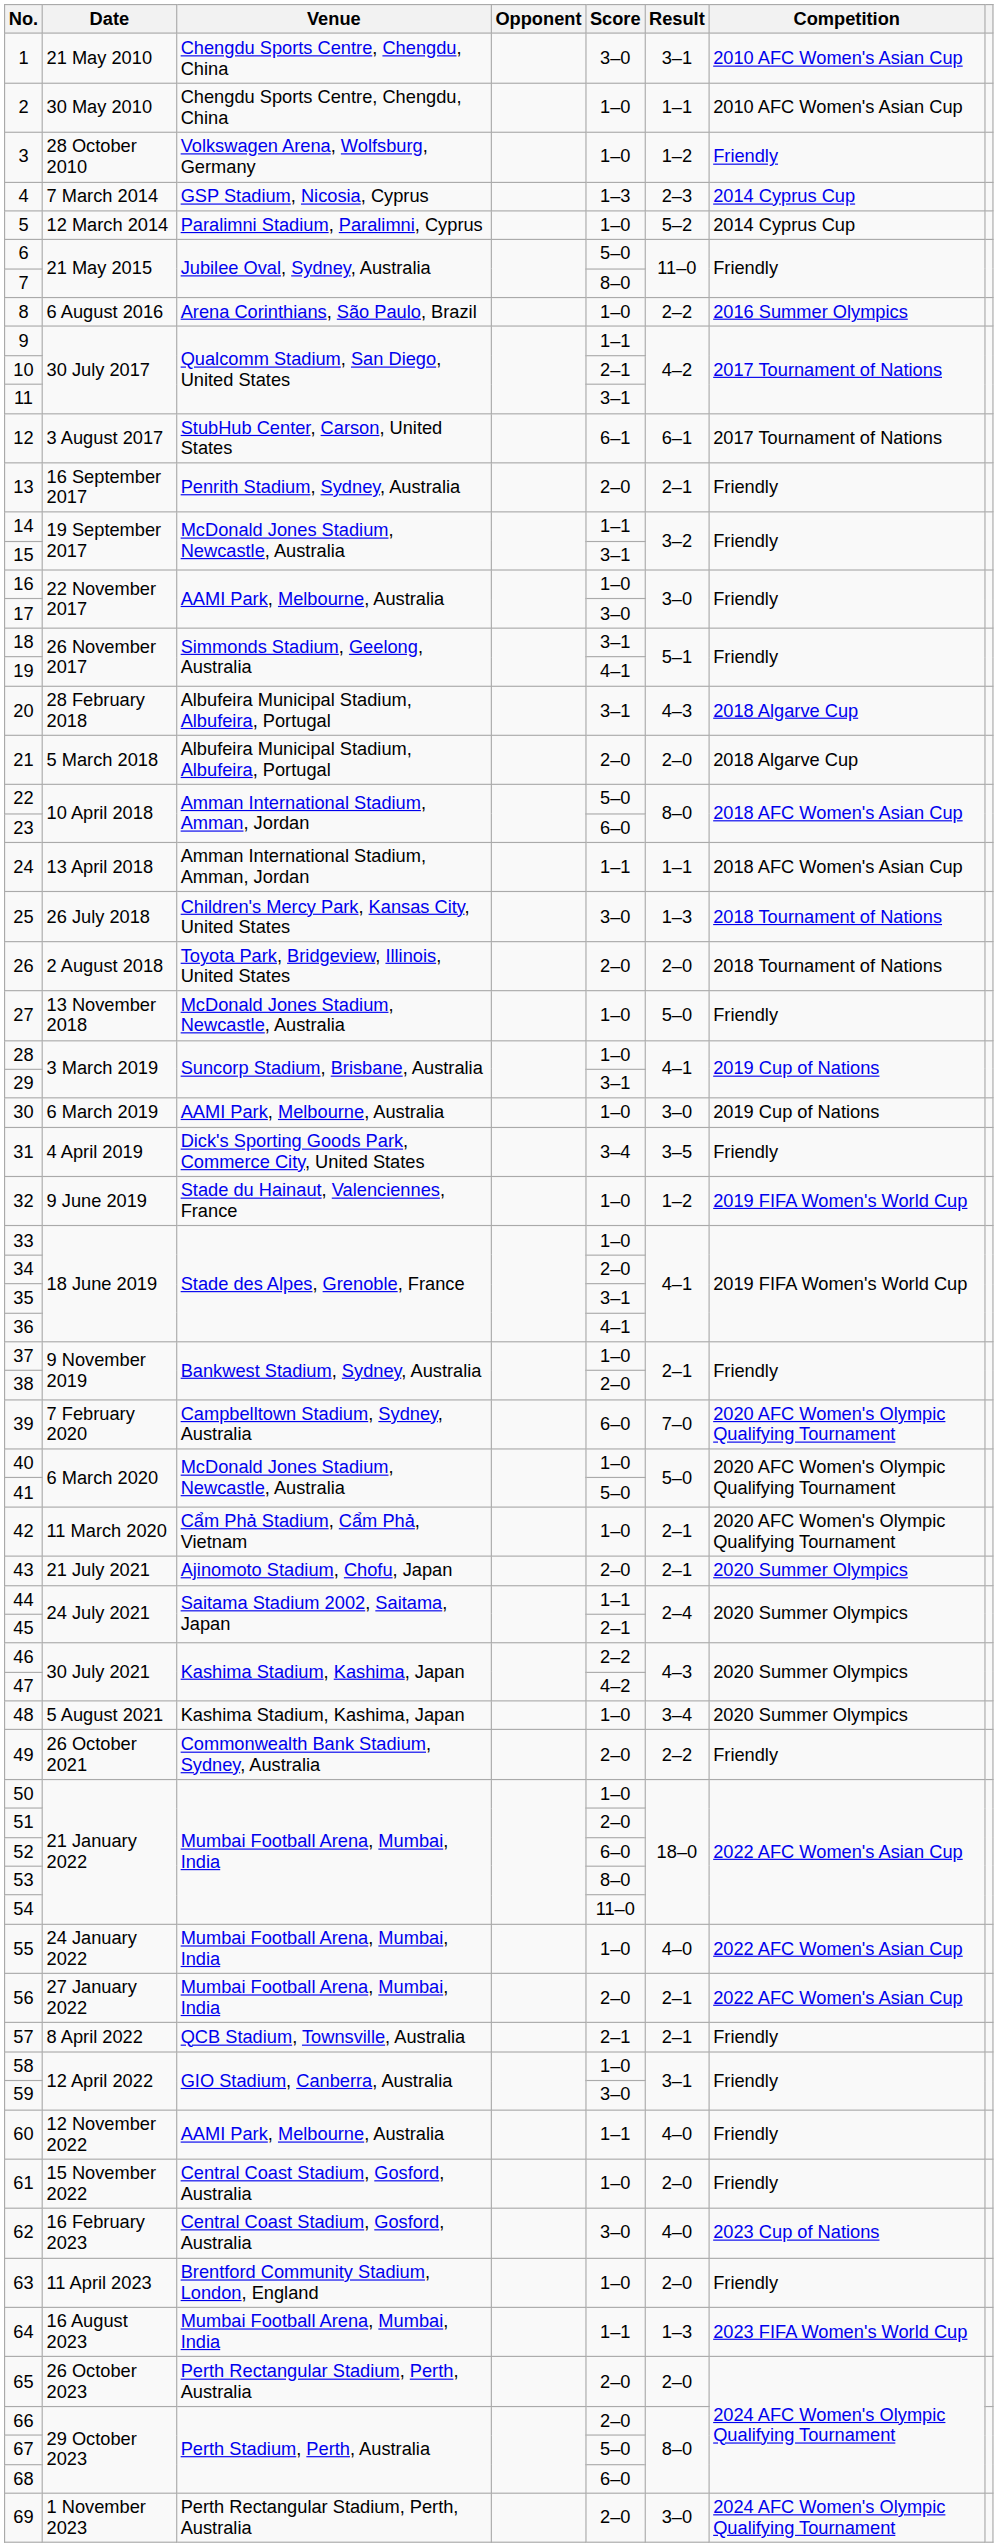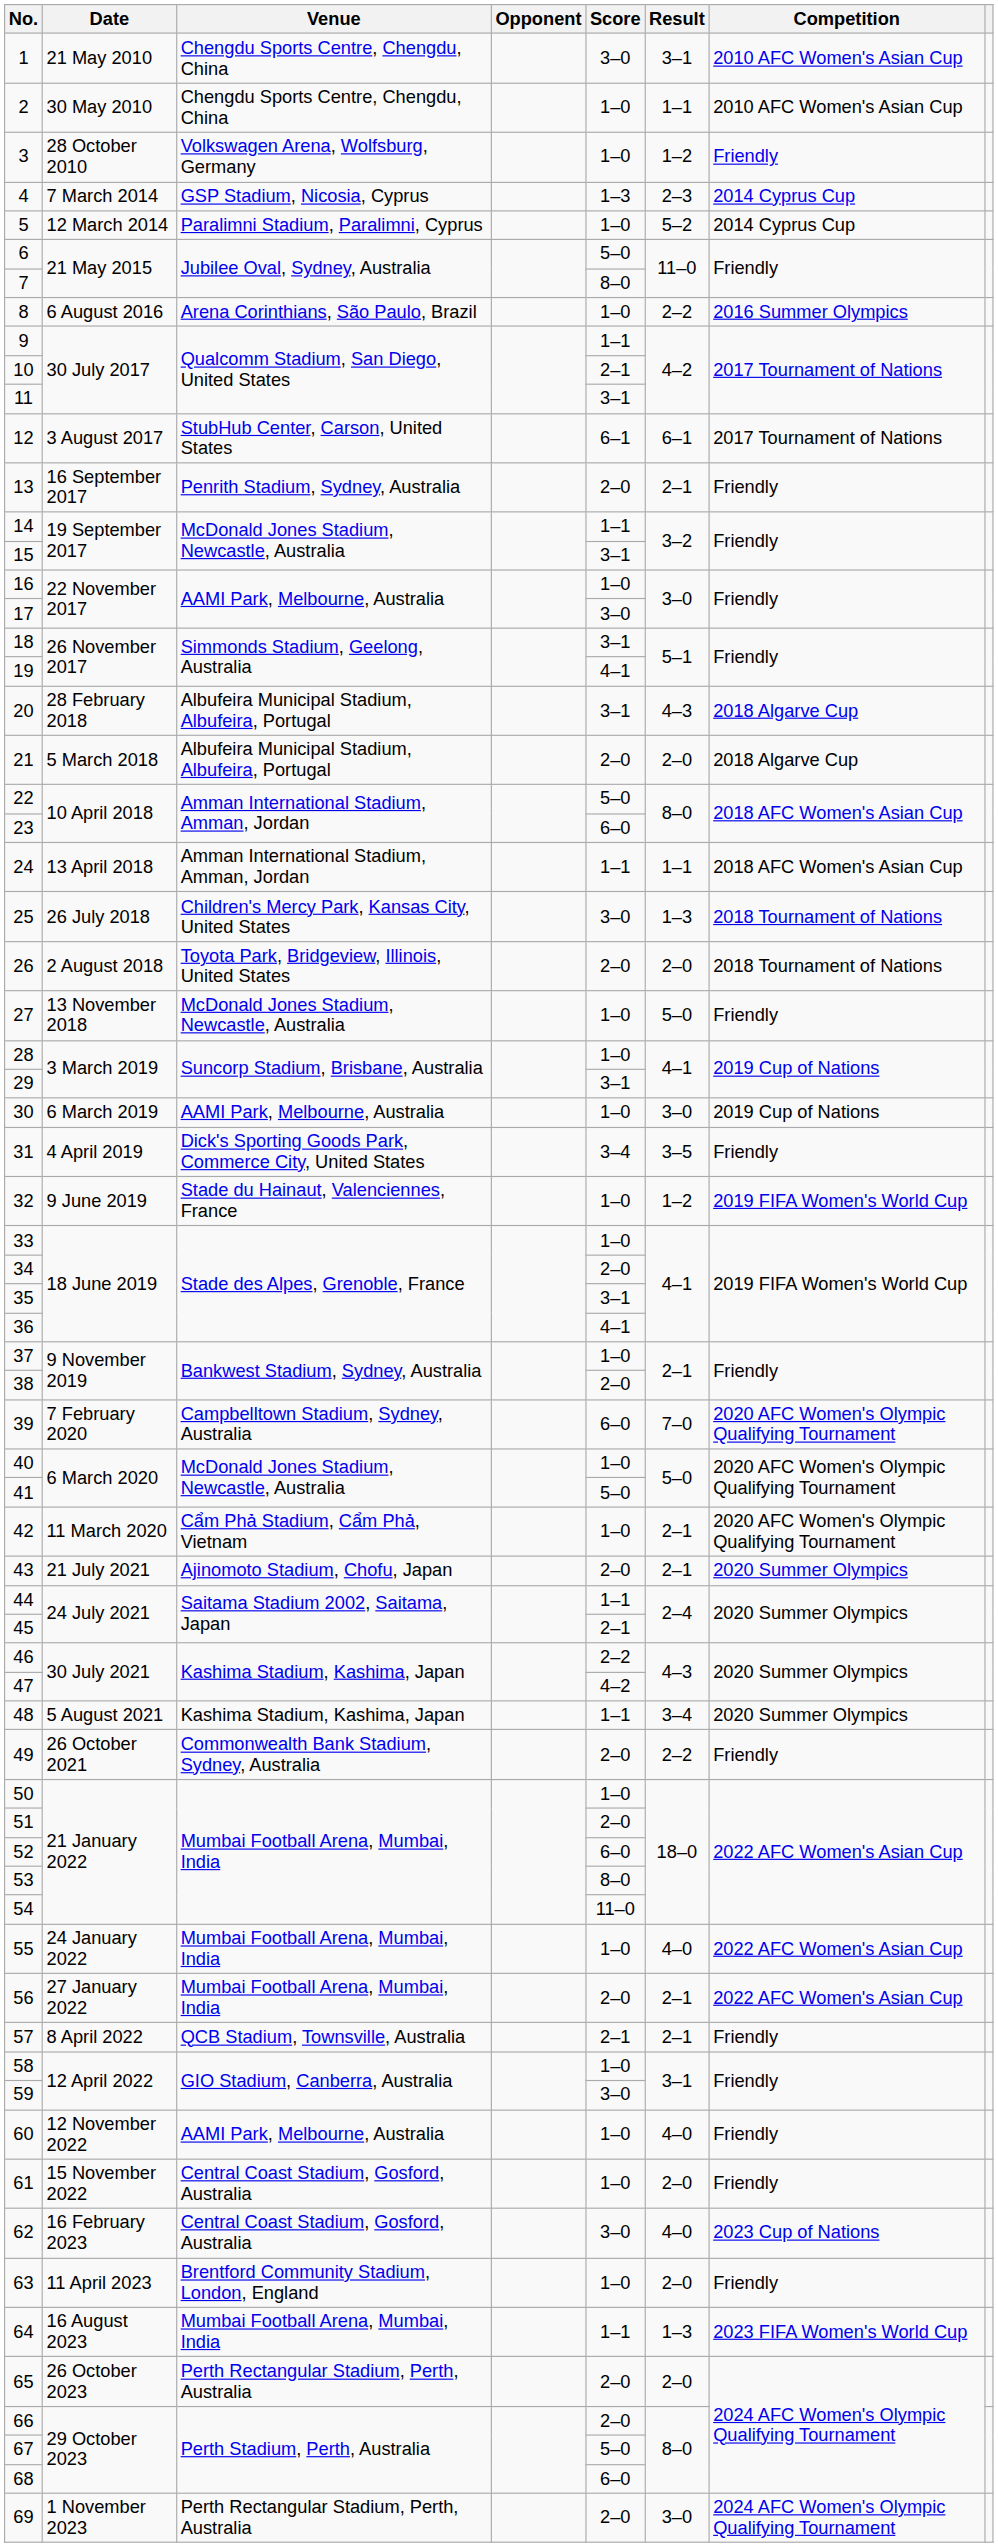(615, 1715) 1–0 -> (615, 1715) 1–1
(615, 2134) 1–1 -> (615, 2134) 1–0
